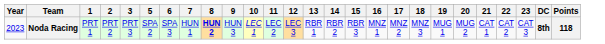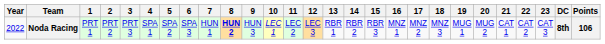+ column: (150, 10)
(15, 28) 2023 -> (15, 28) 2022
(566, 28) 118 -> (586, 28) 106
